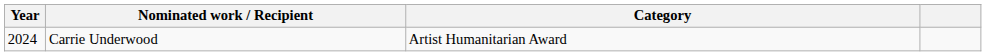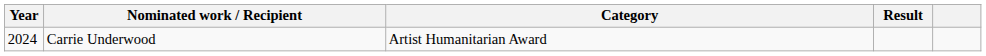+ column: (903, 16)
